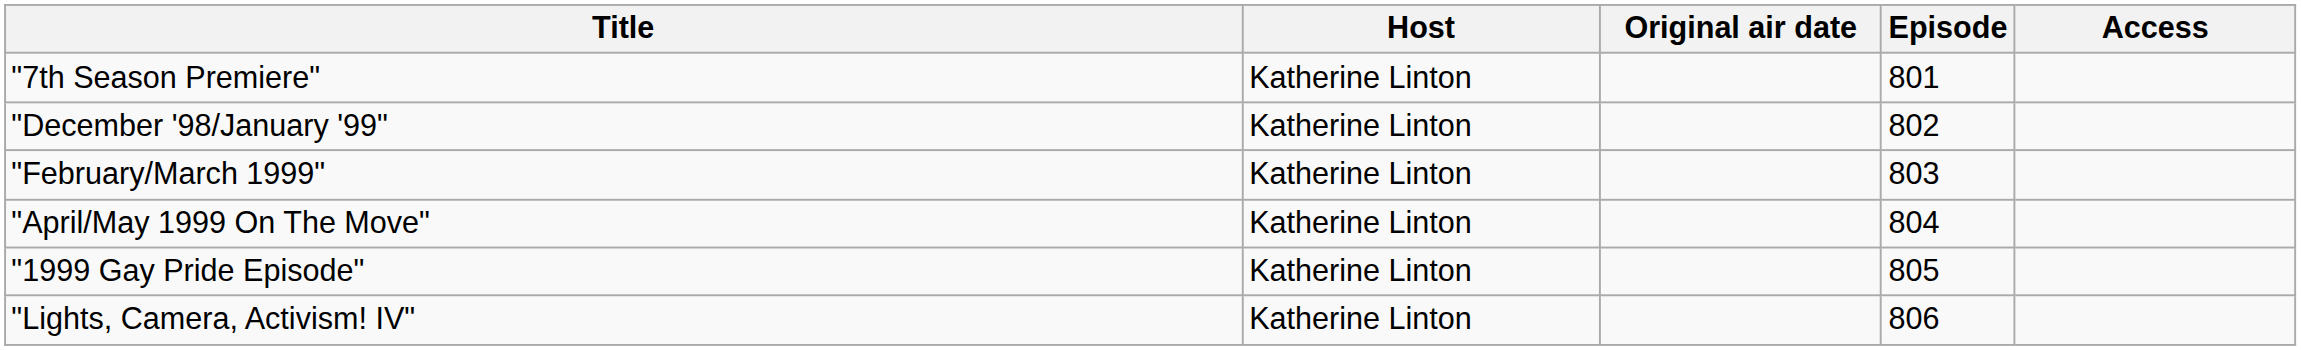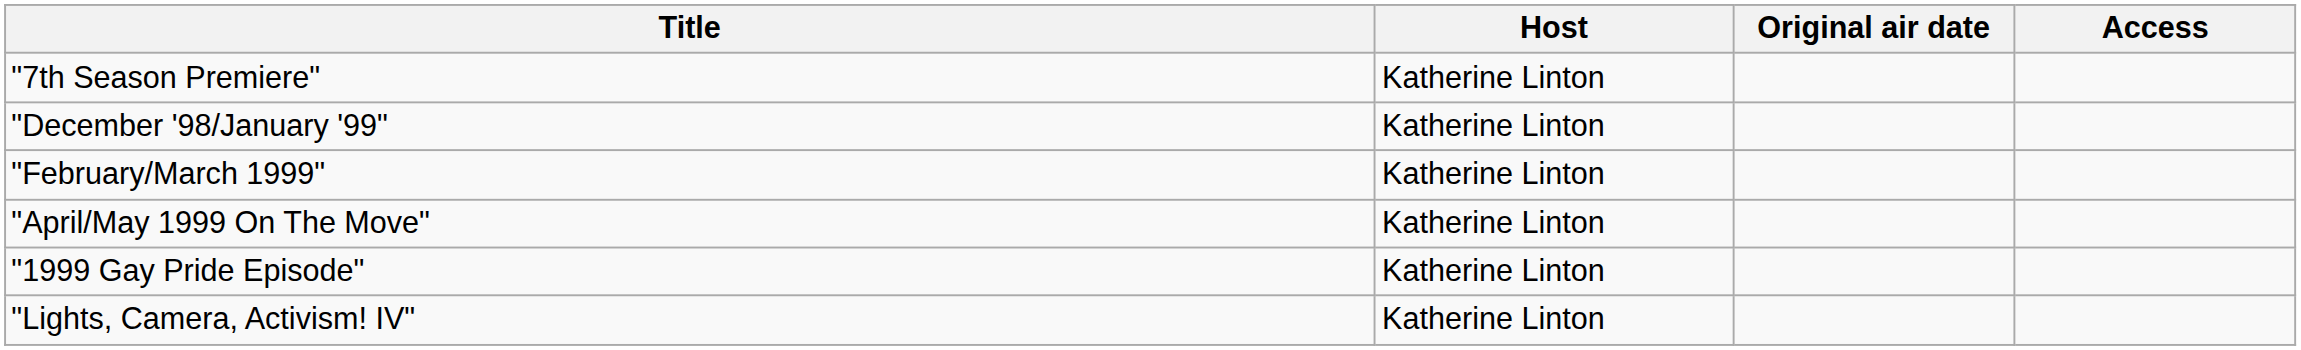- column: (1948, 28)
